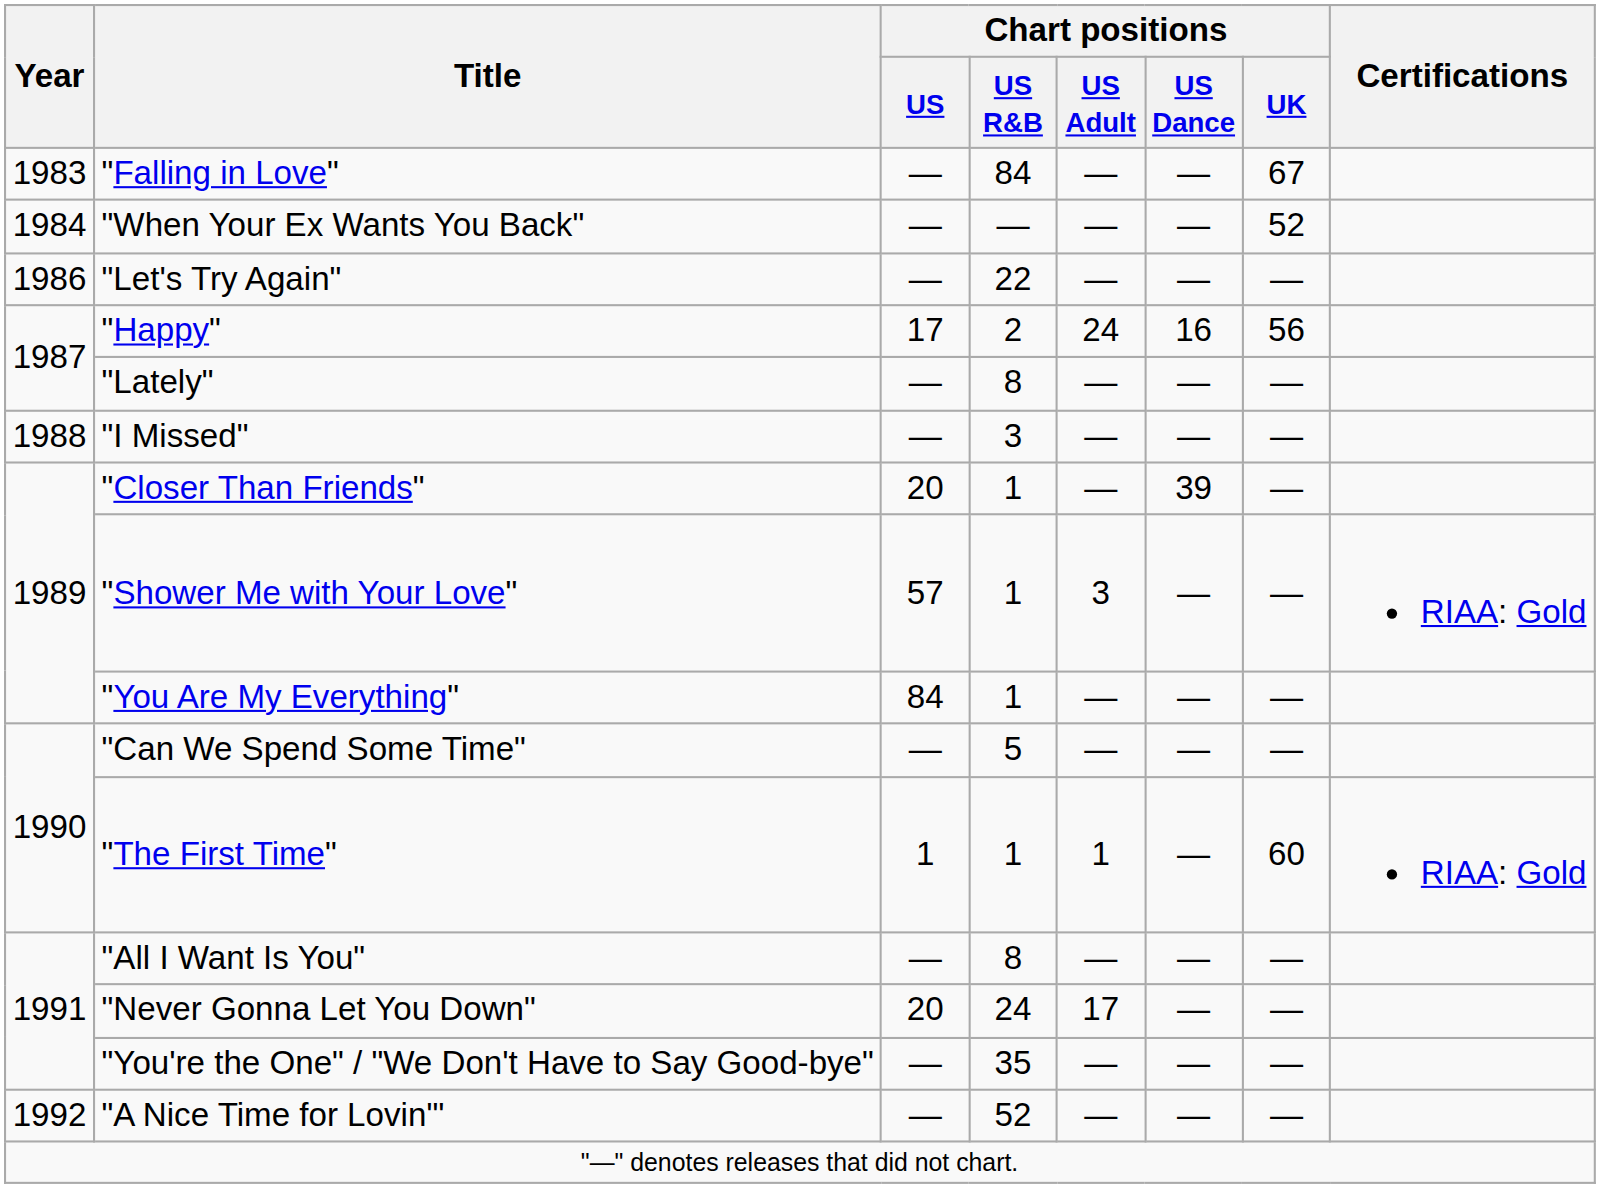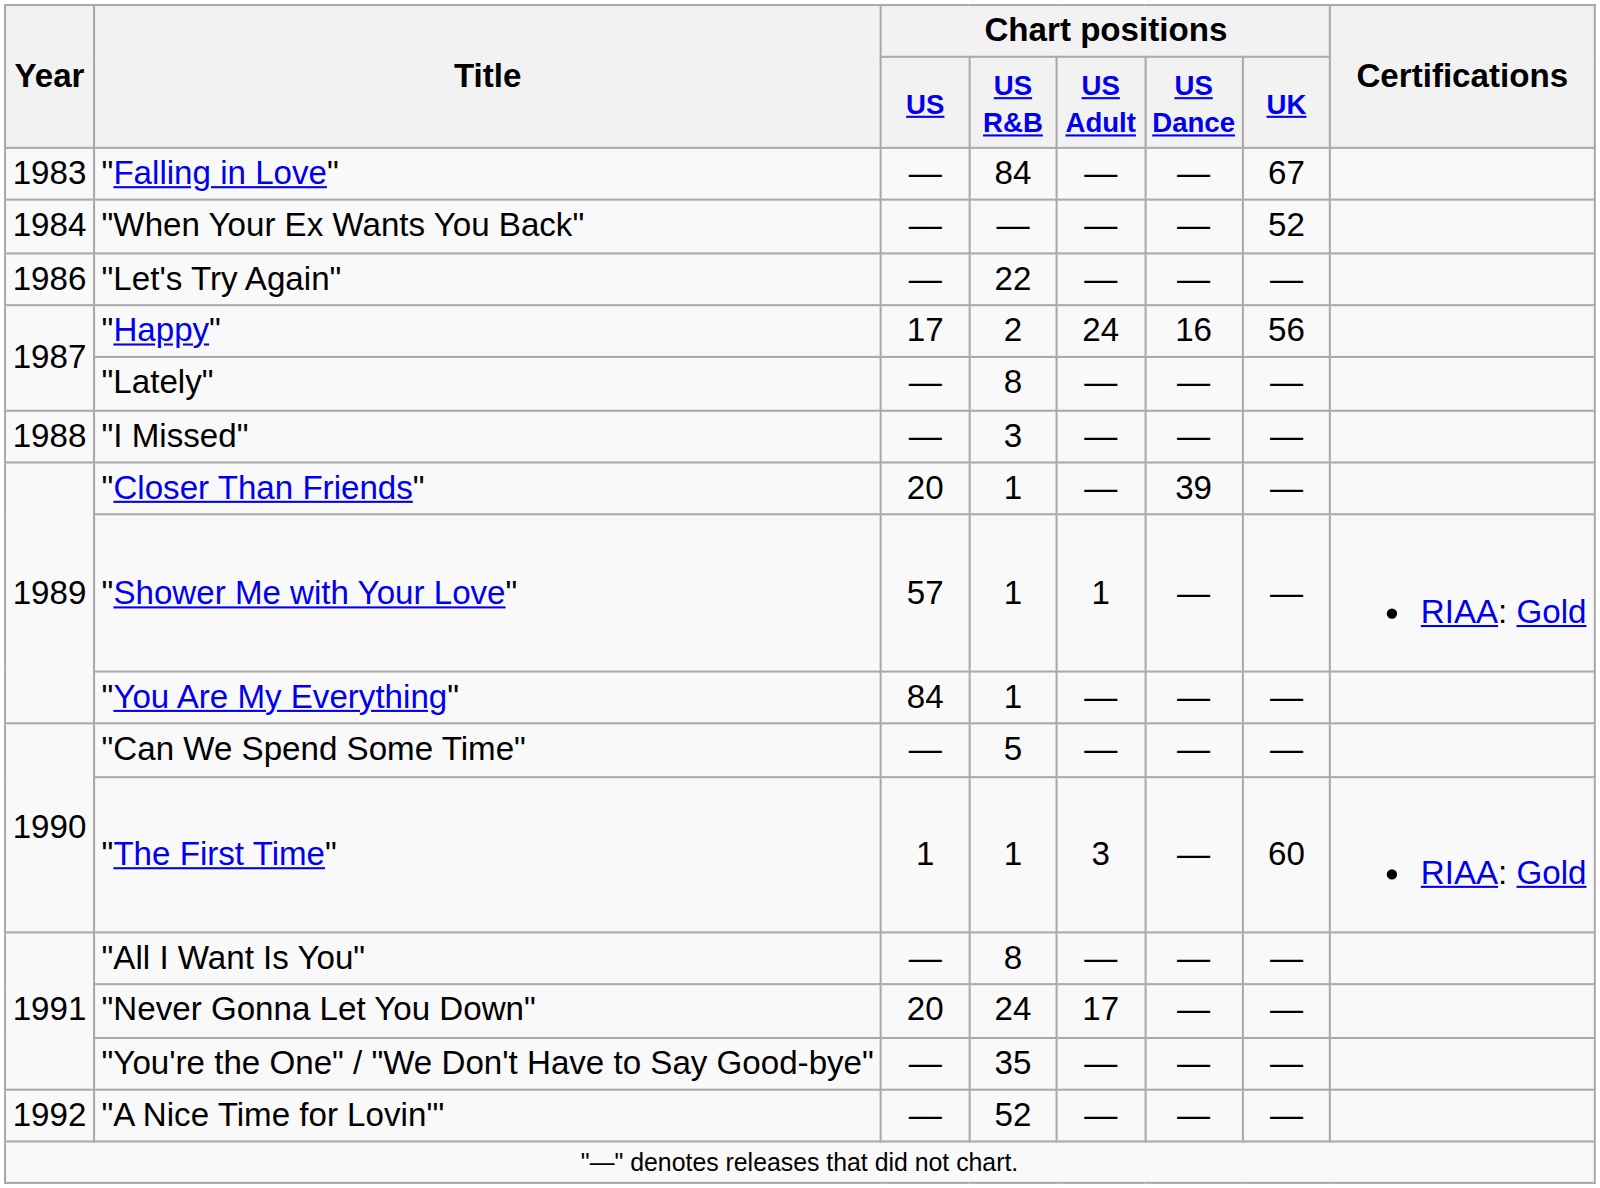(1101, 592) 3 -> (1101, 592) 1
(1101, 853) 1 -> (1101, 853) 3
